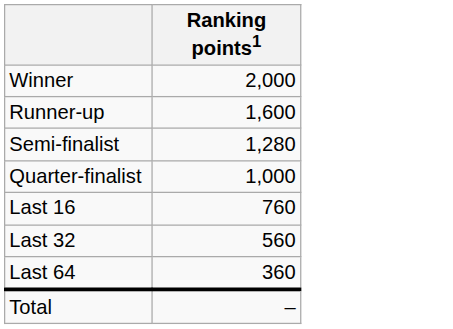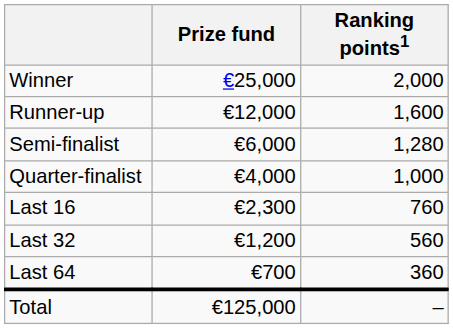+ column: (226, 34)
